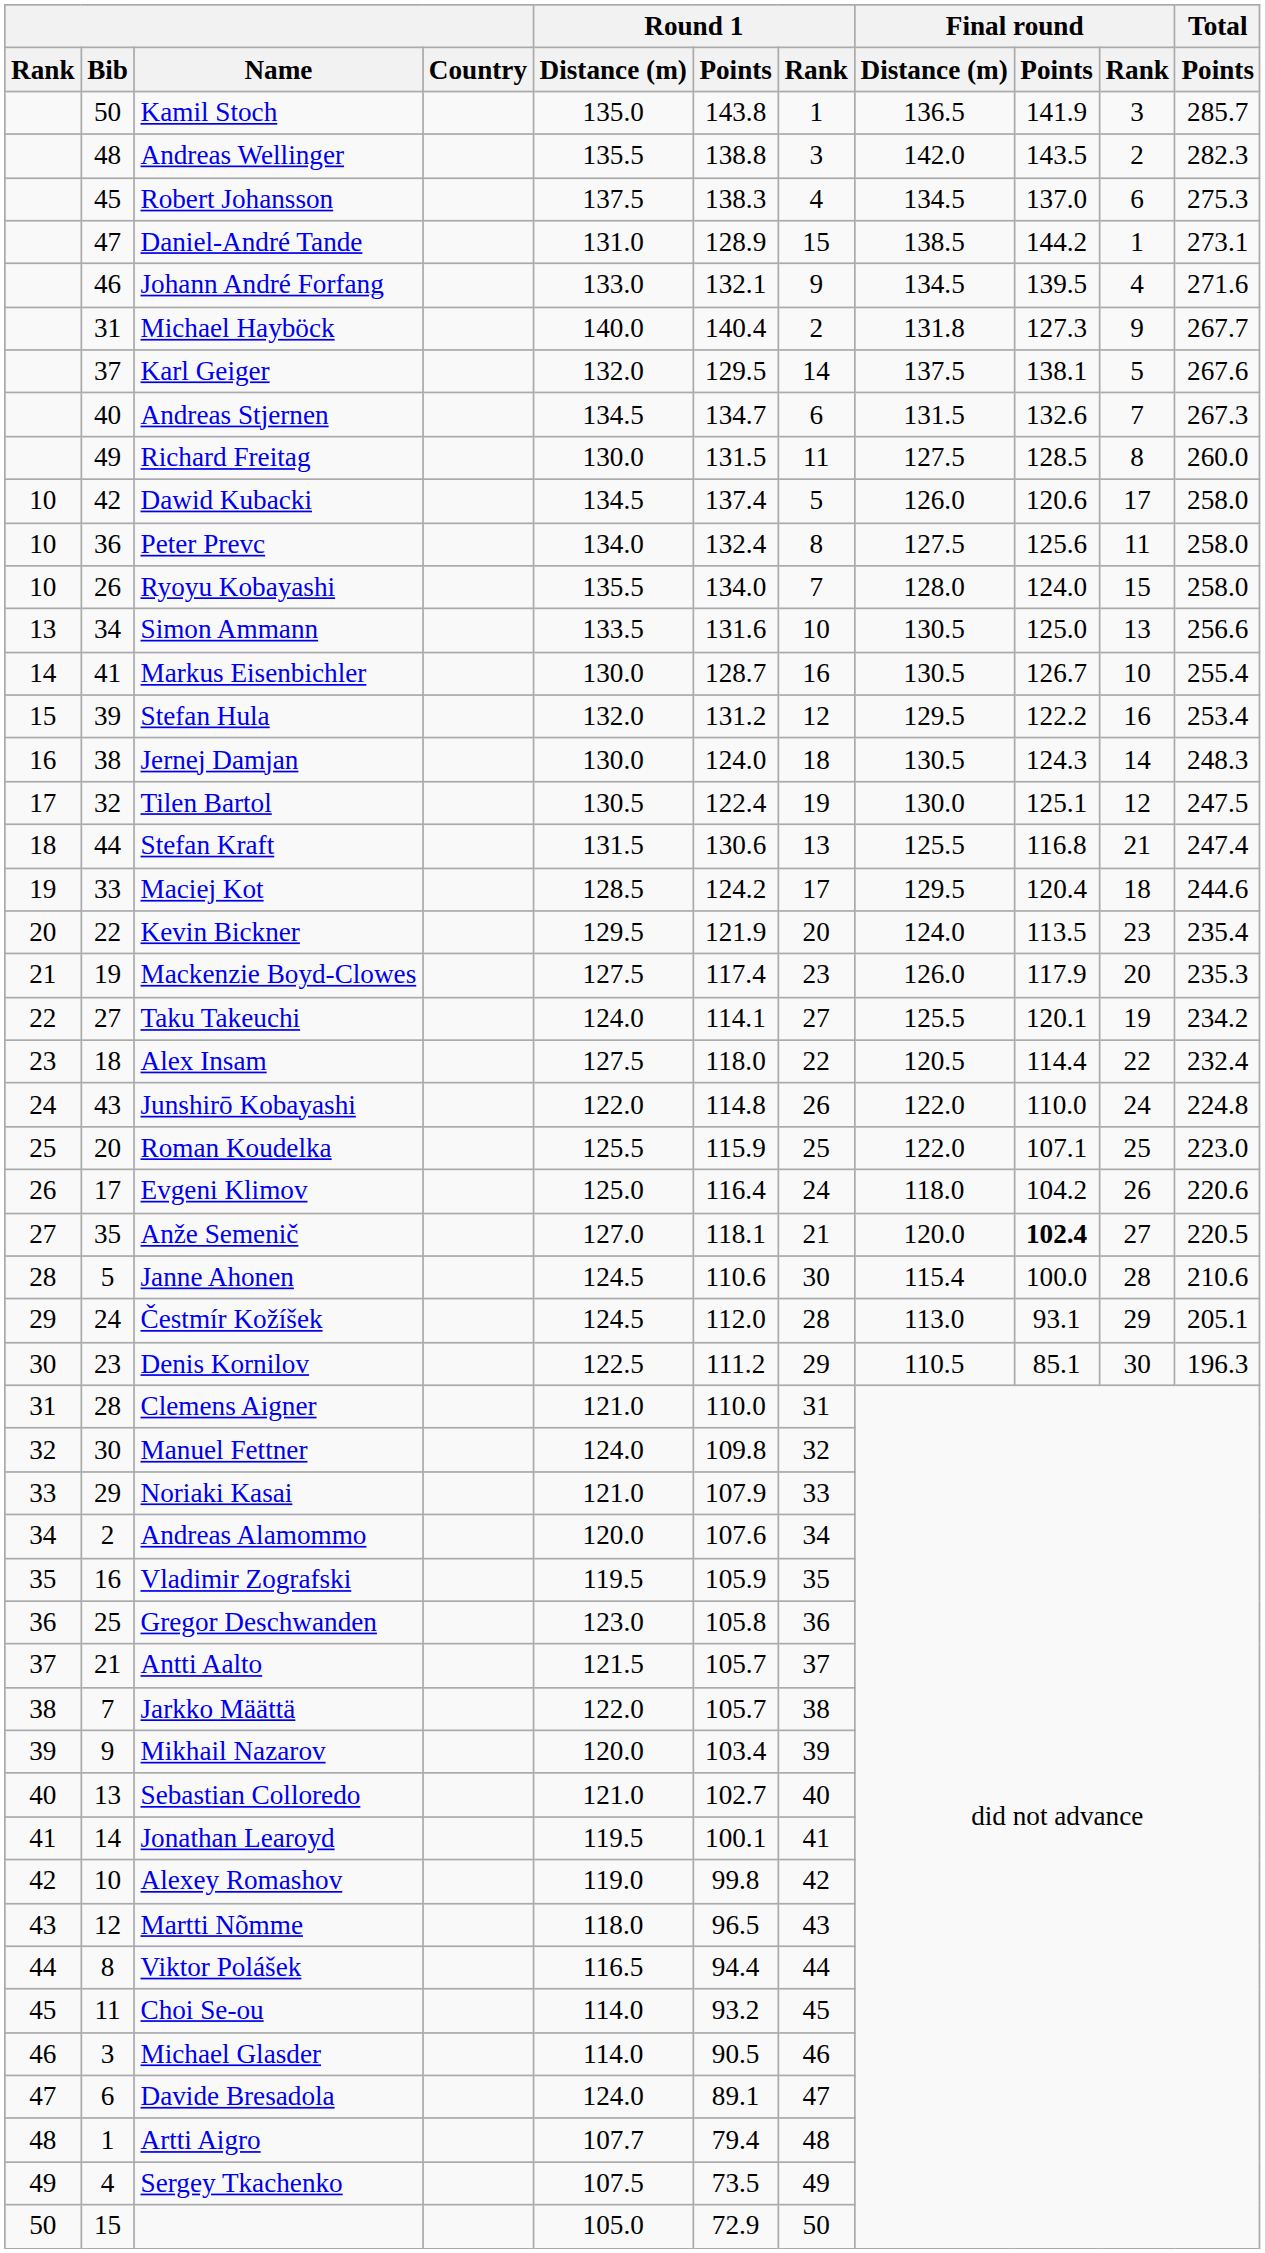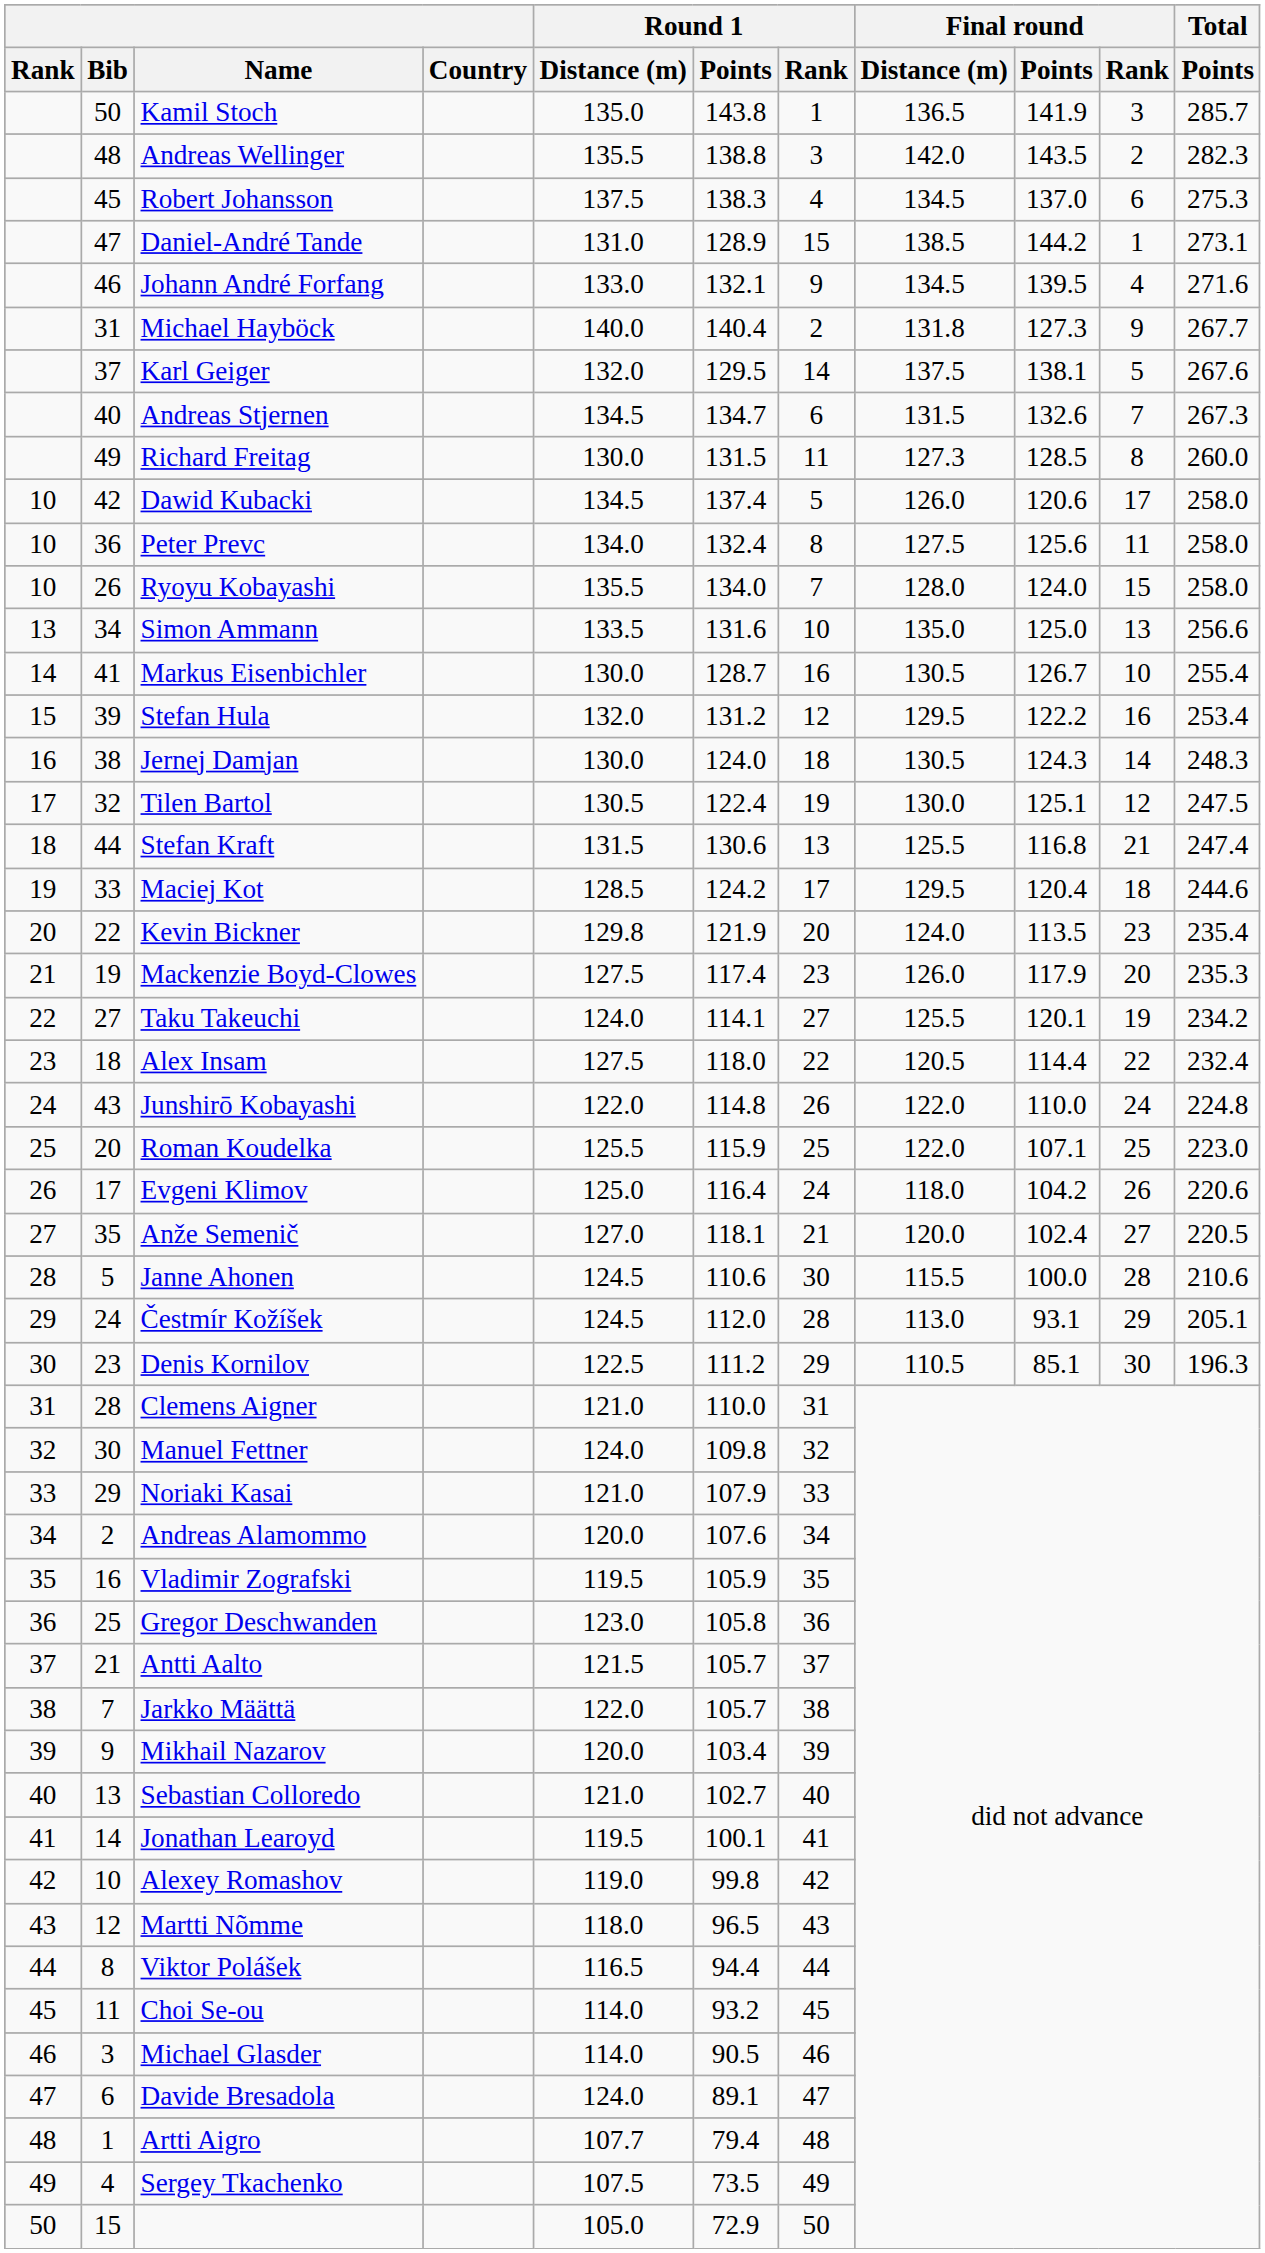(934, 457) 127.5 -> (934, 457) 127.3
(934, 629) 130.5 -> (934, 629) 135.0
(613, 931) 129.5 -> (613, 931) 129.8
(1057, 1233) bold -> (1057, 1233) normal
(934, 1277) 115.4 -> (934, 1277) 115.5
